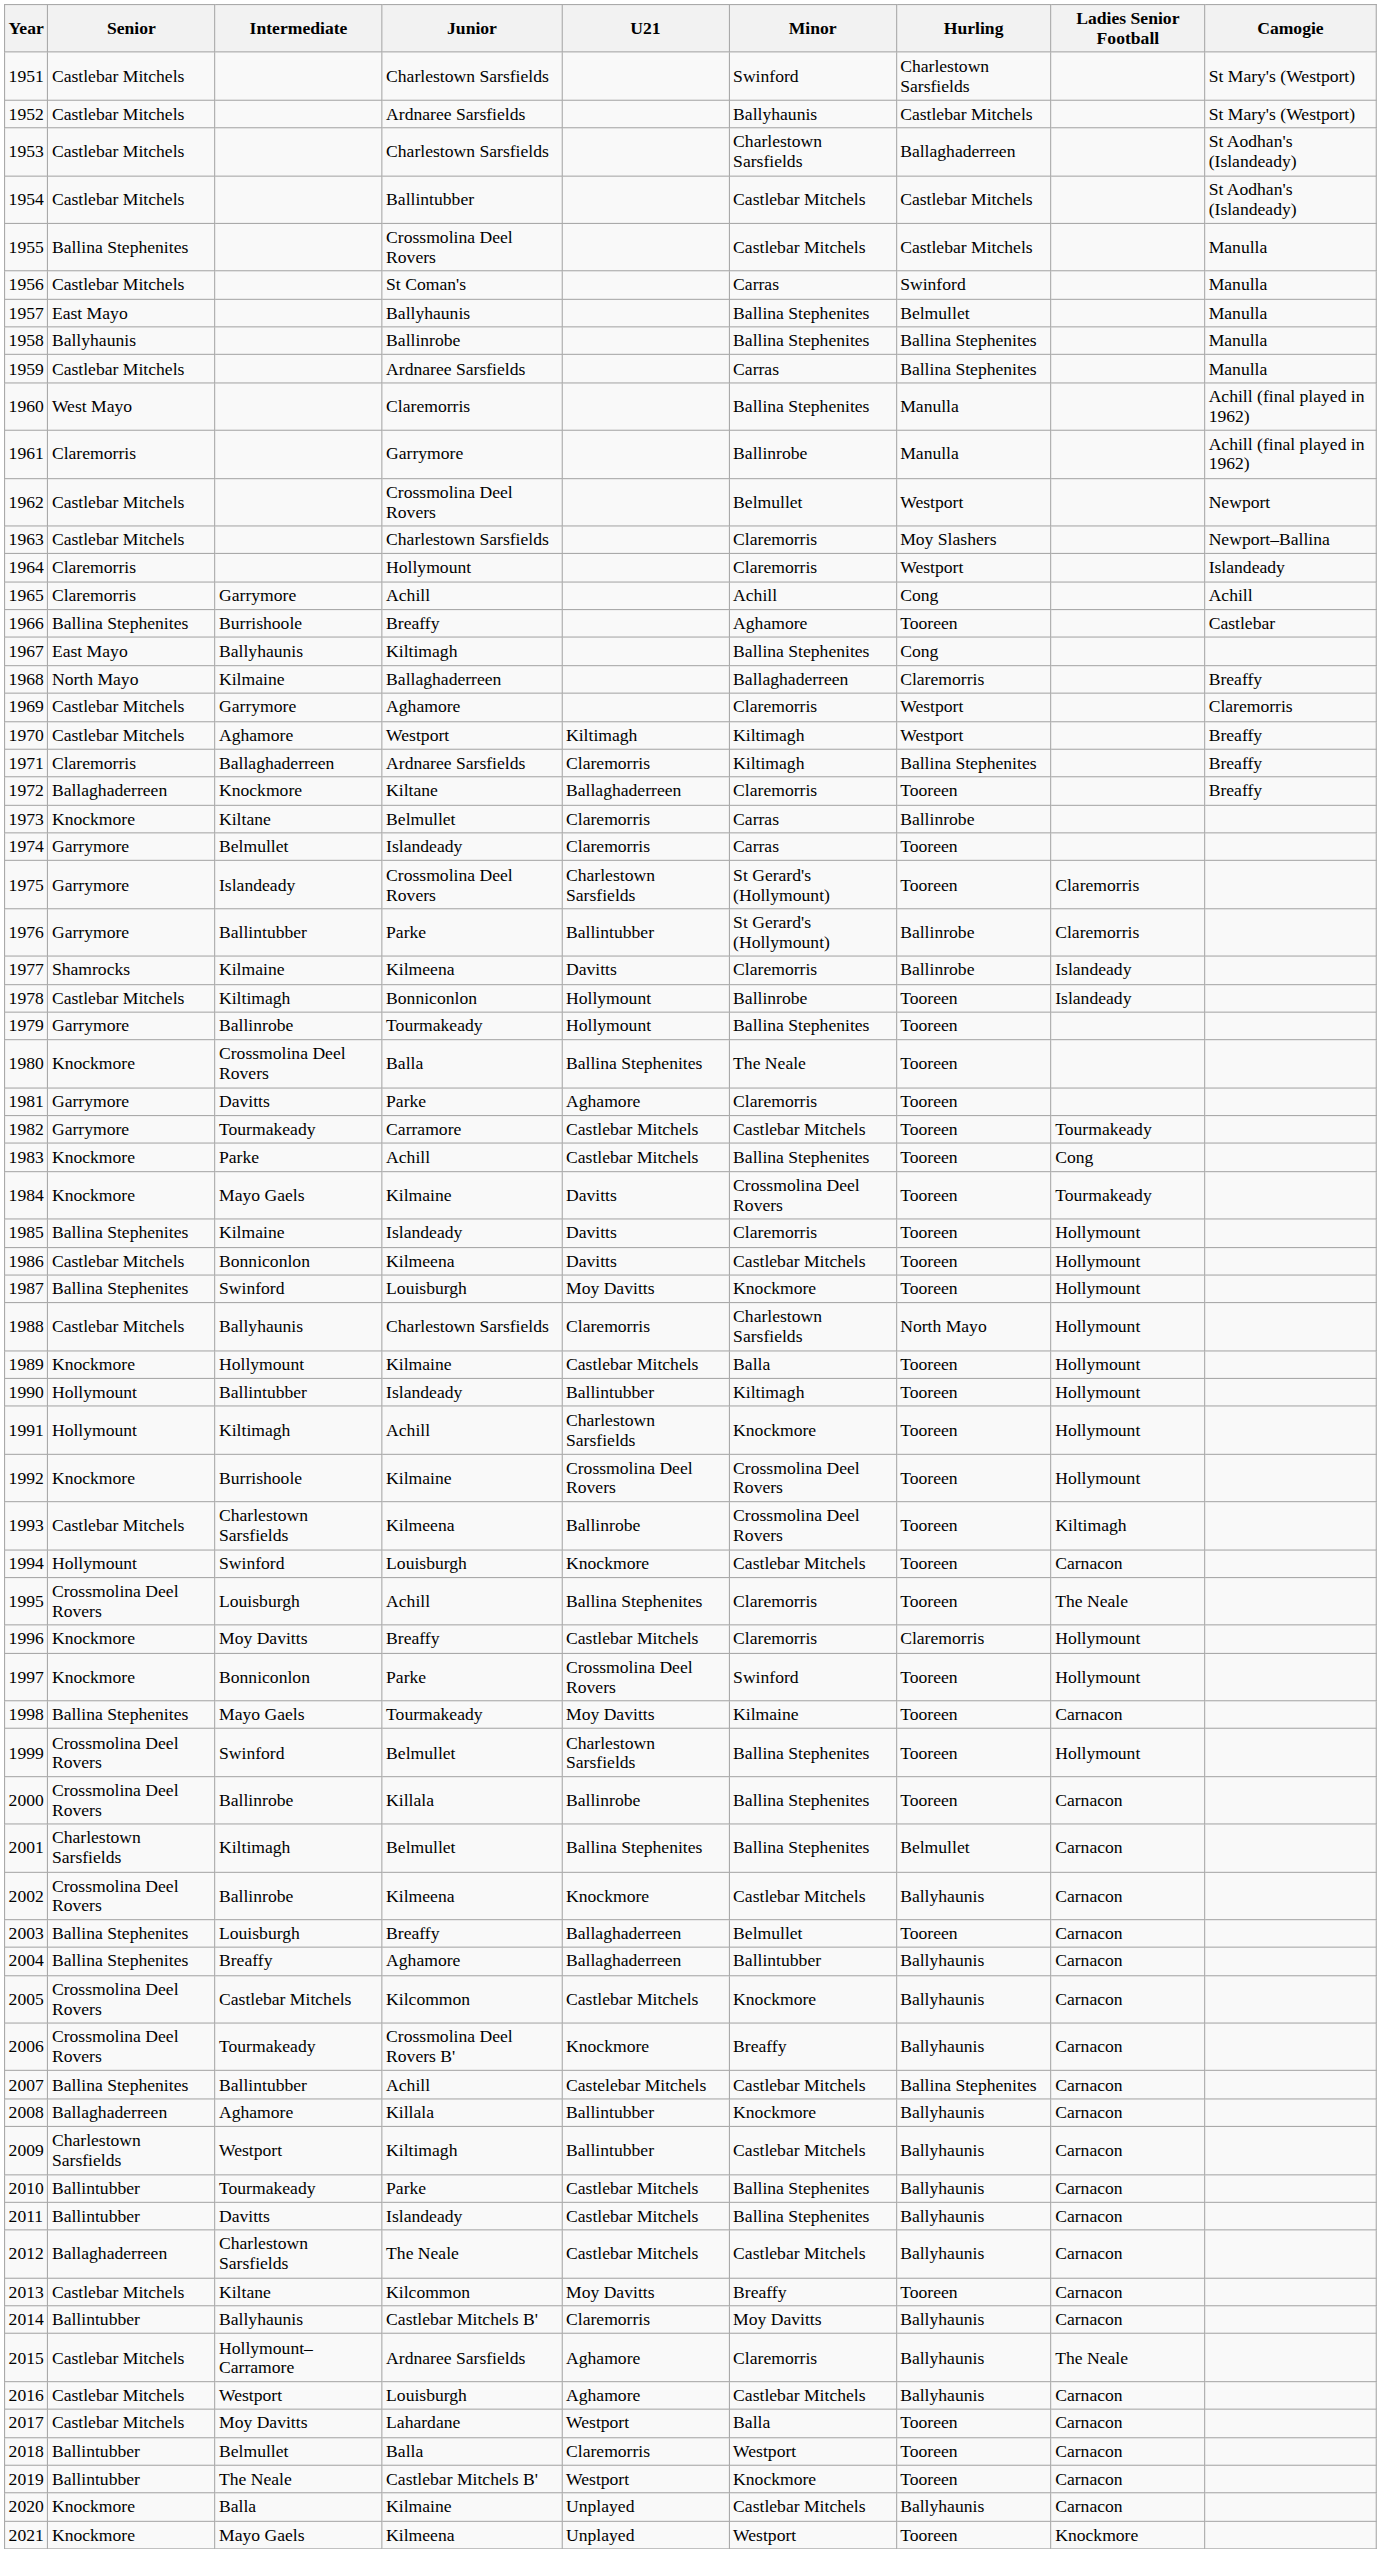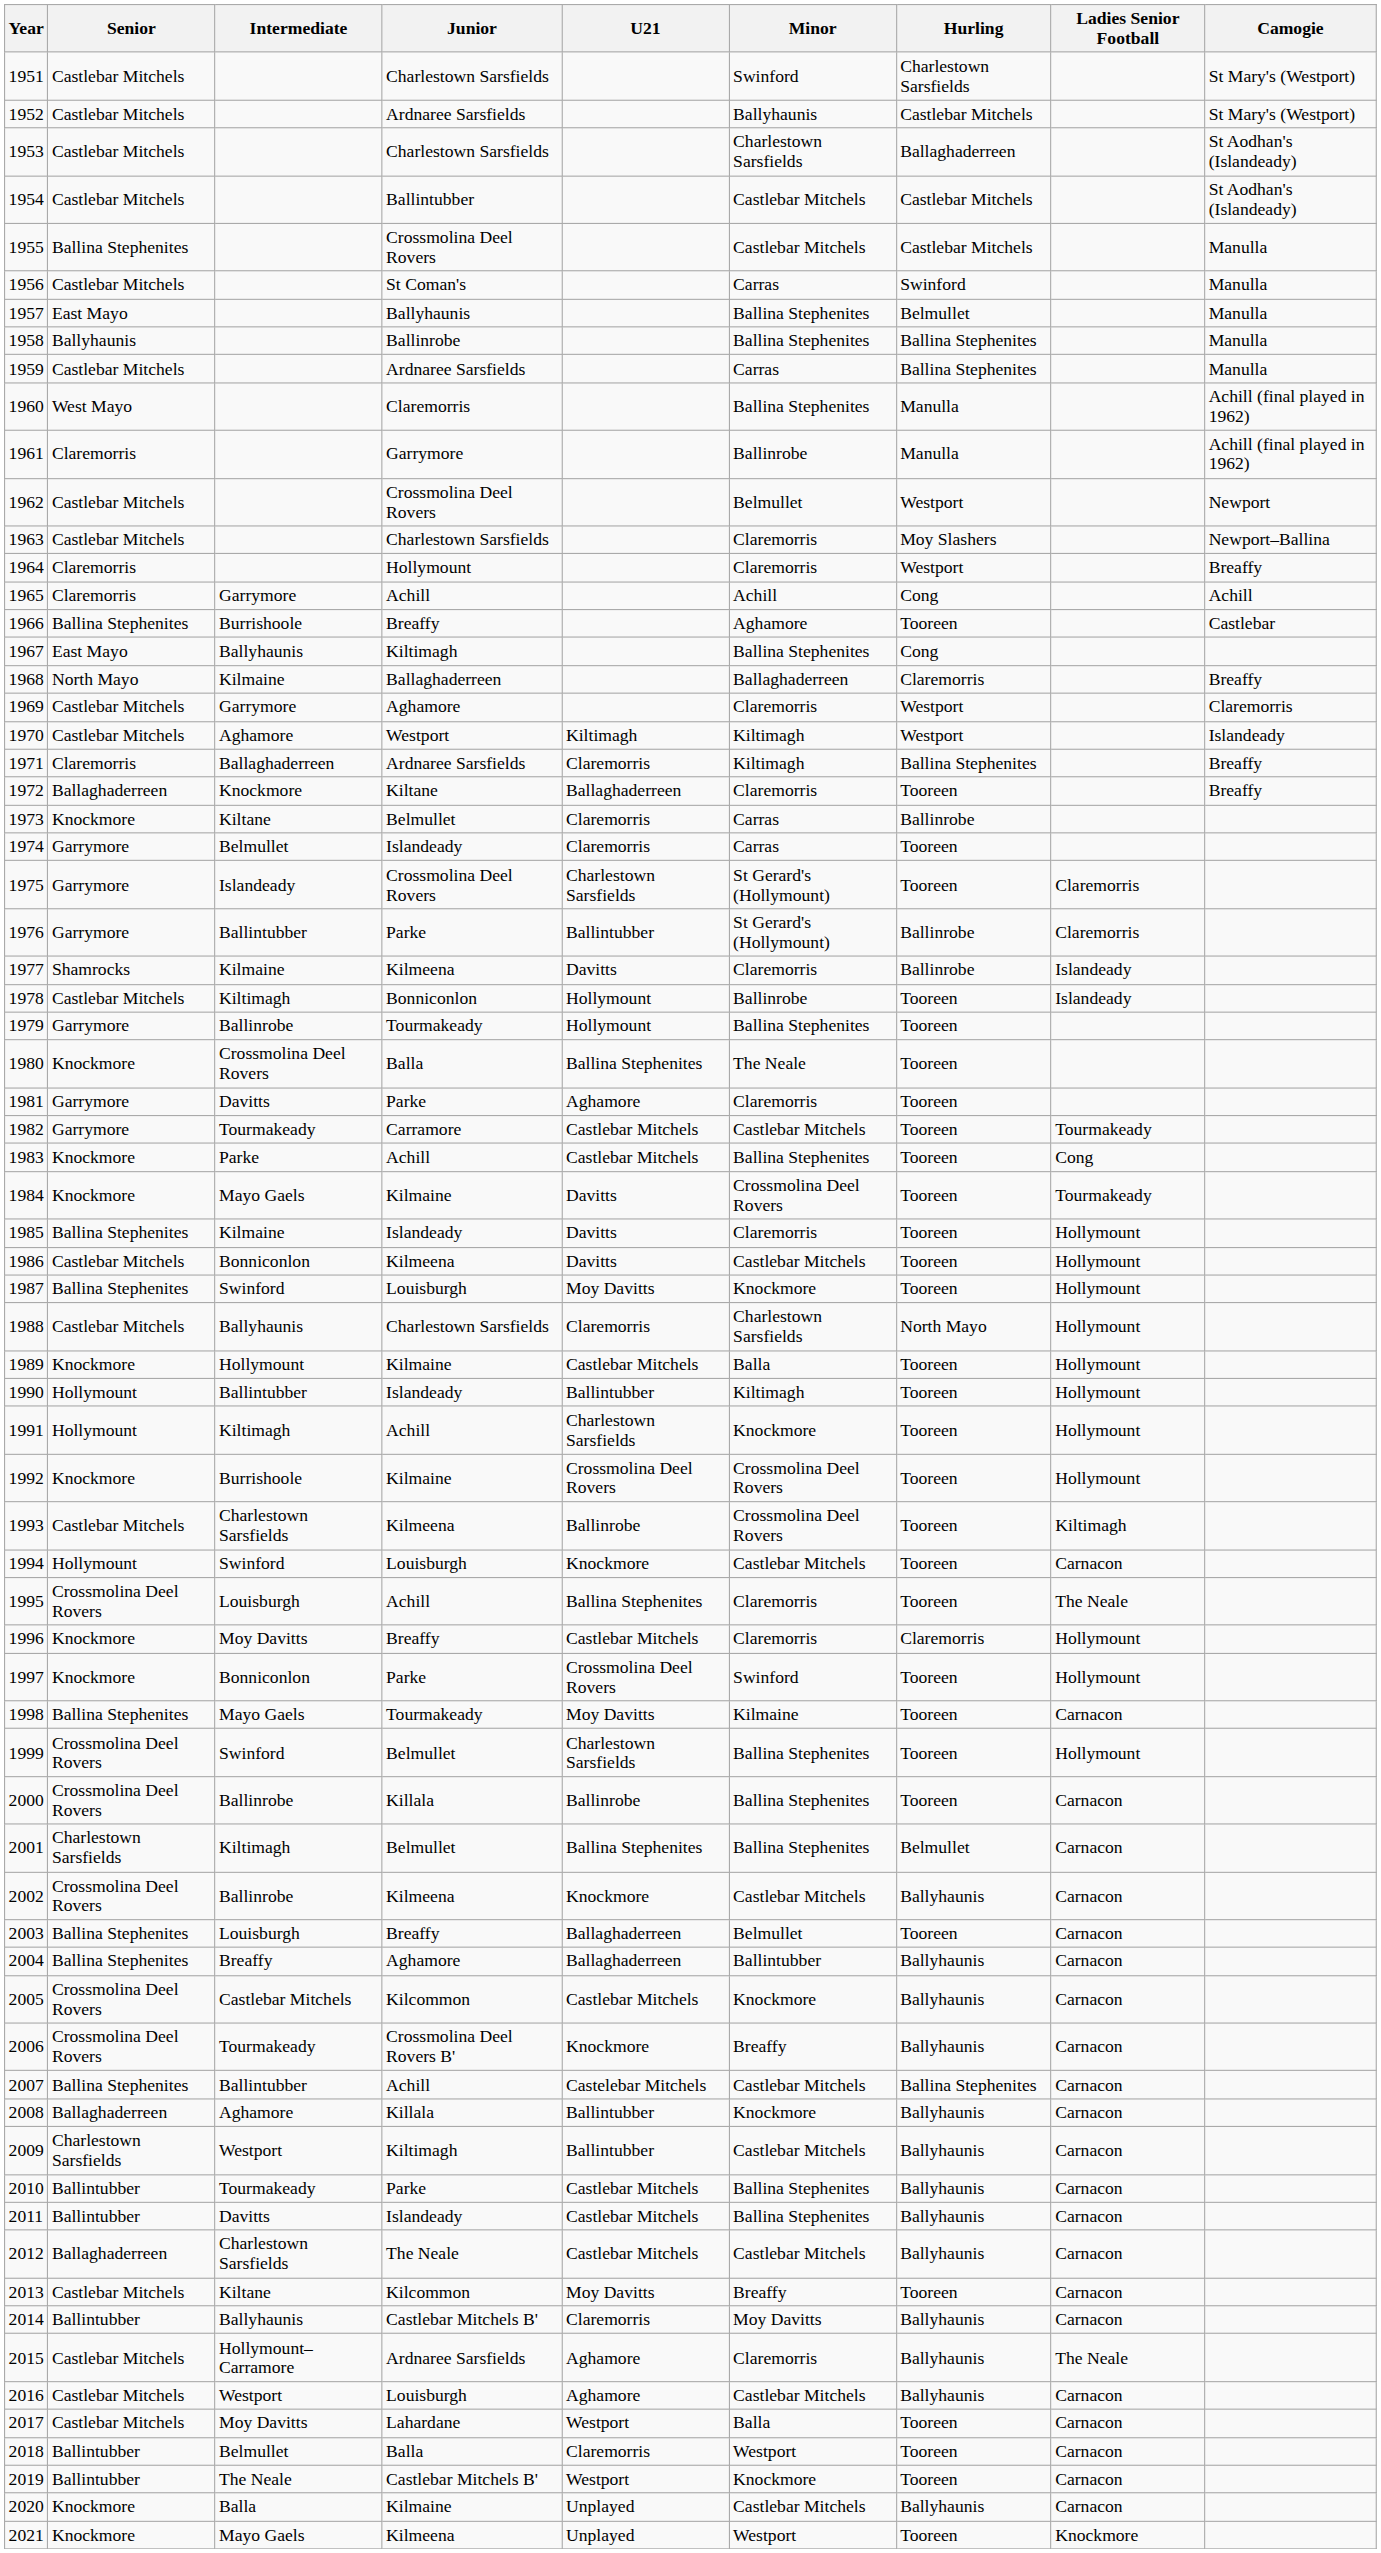(1247, 567) Islandeady -> (1235, 567) Breaffy
(1235, 735) Breaffy -> (1247, 735) Islandeady
